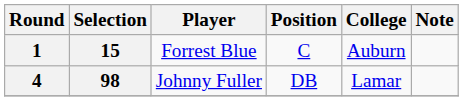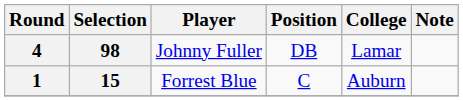rows swapped: (37, 50) <-> (37, 80)
